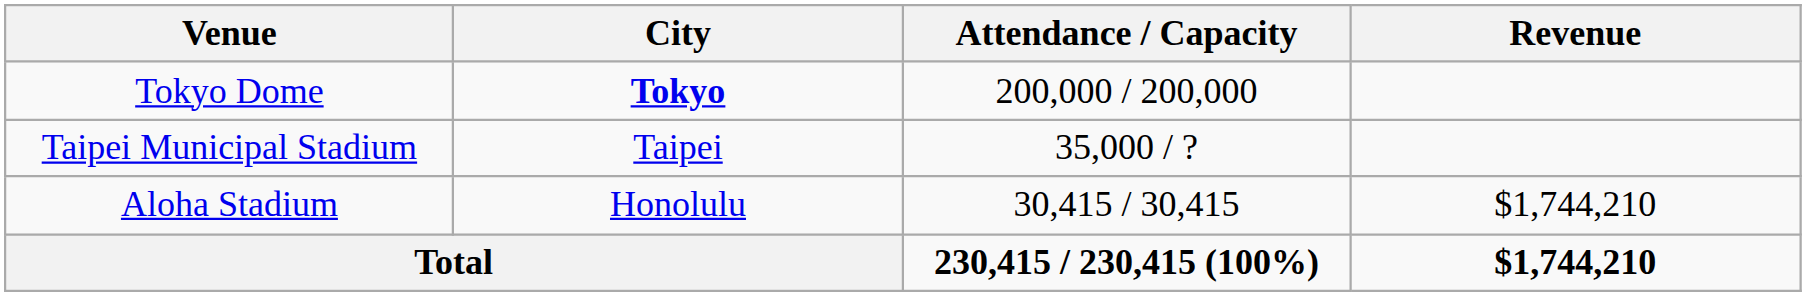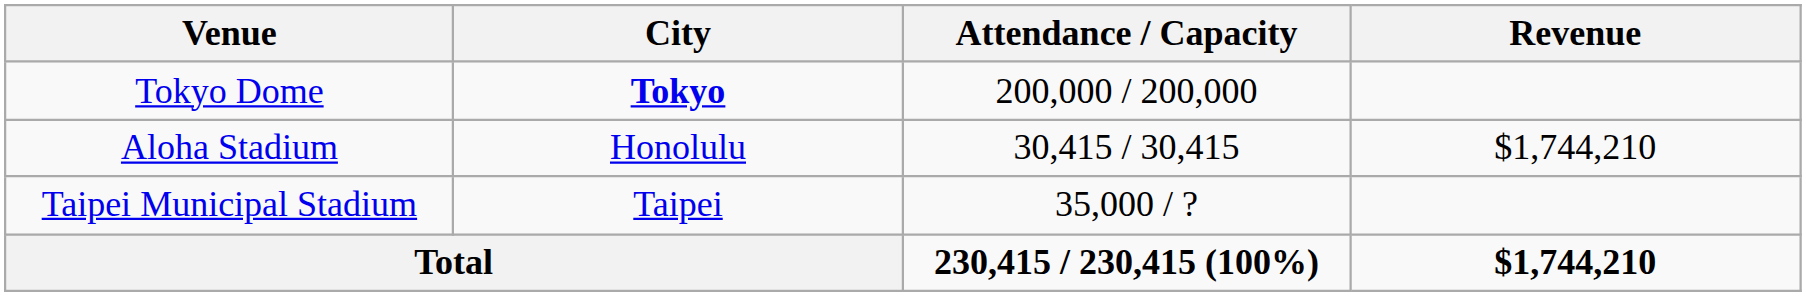rows swapped: (229, 147) <-> (229, 204)
